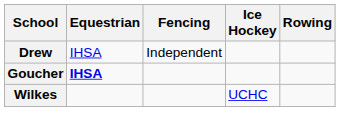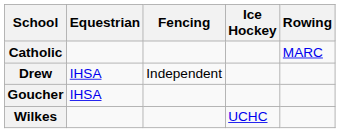+ row: (36, 52)
(86, 73) bold -> (86, 95) normal
